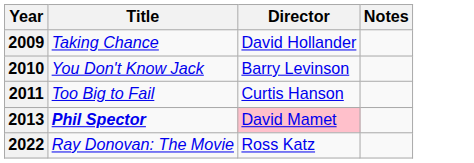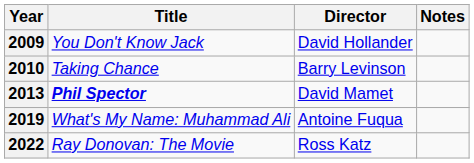(105, 42) Taking Chance -> (128, 42) You Don't Know Jack
(128, 68) You Don't Know Jack -> (105, 68) Taking Chance
- row: (26, 94)
(289, 119) pink background -> (345, 94) no background
+ row: (26, 119)
